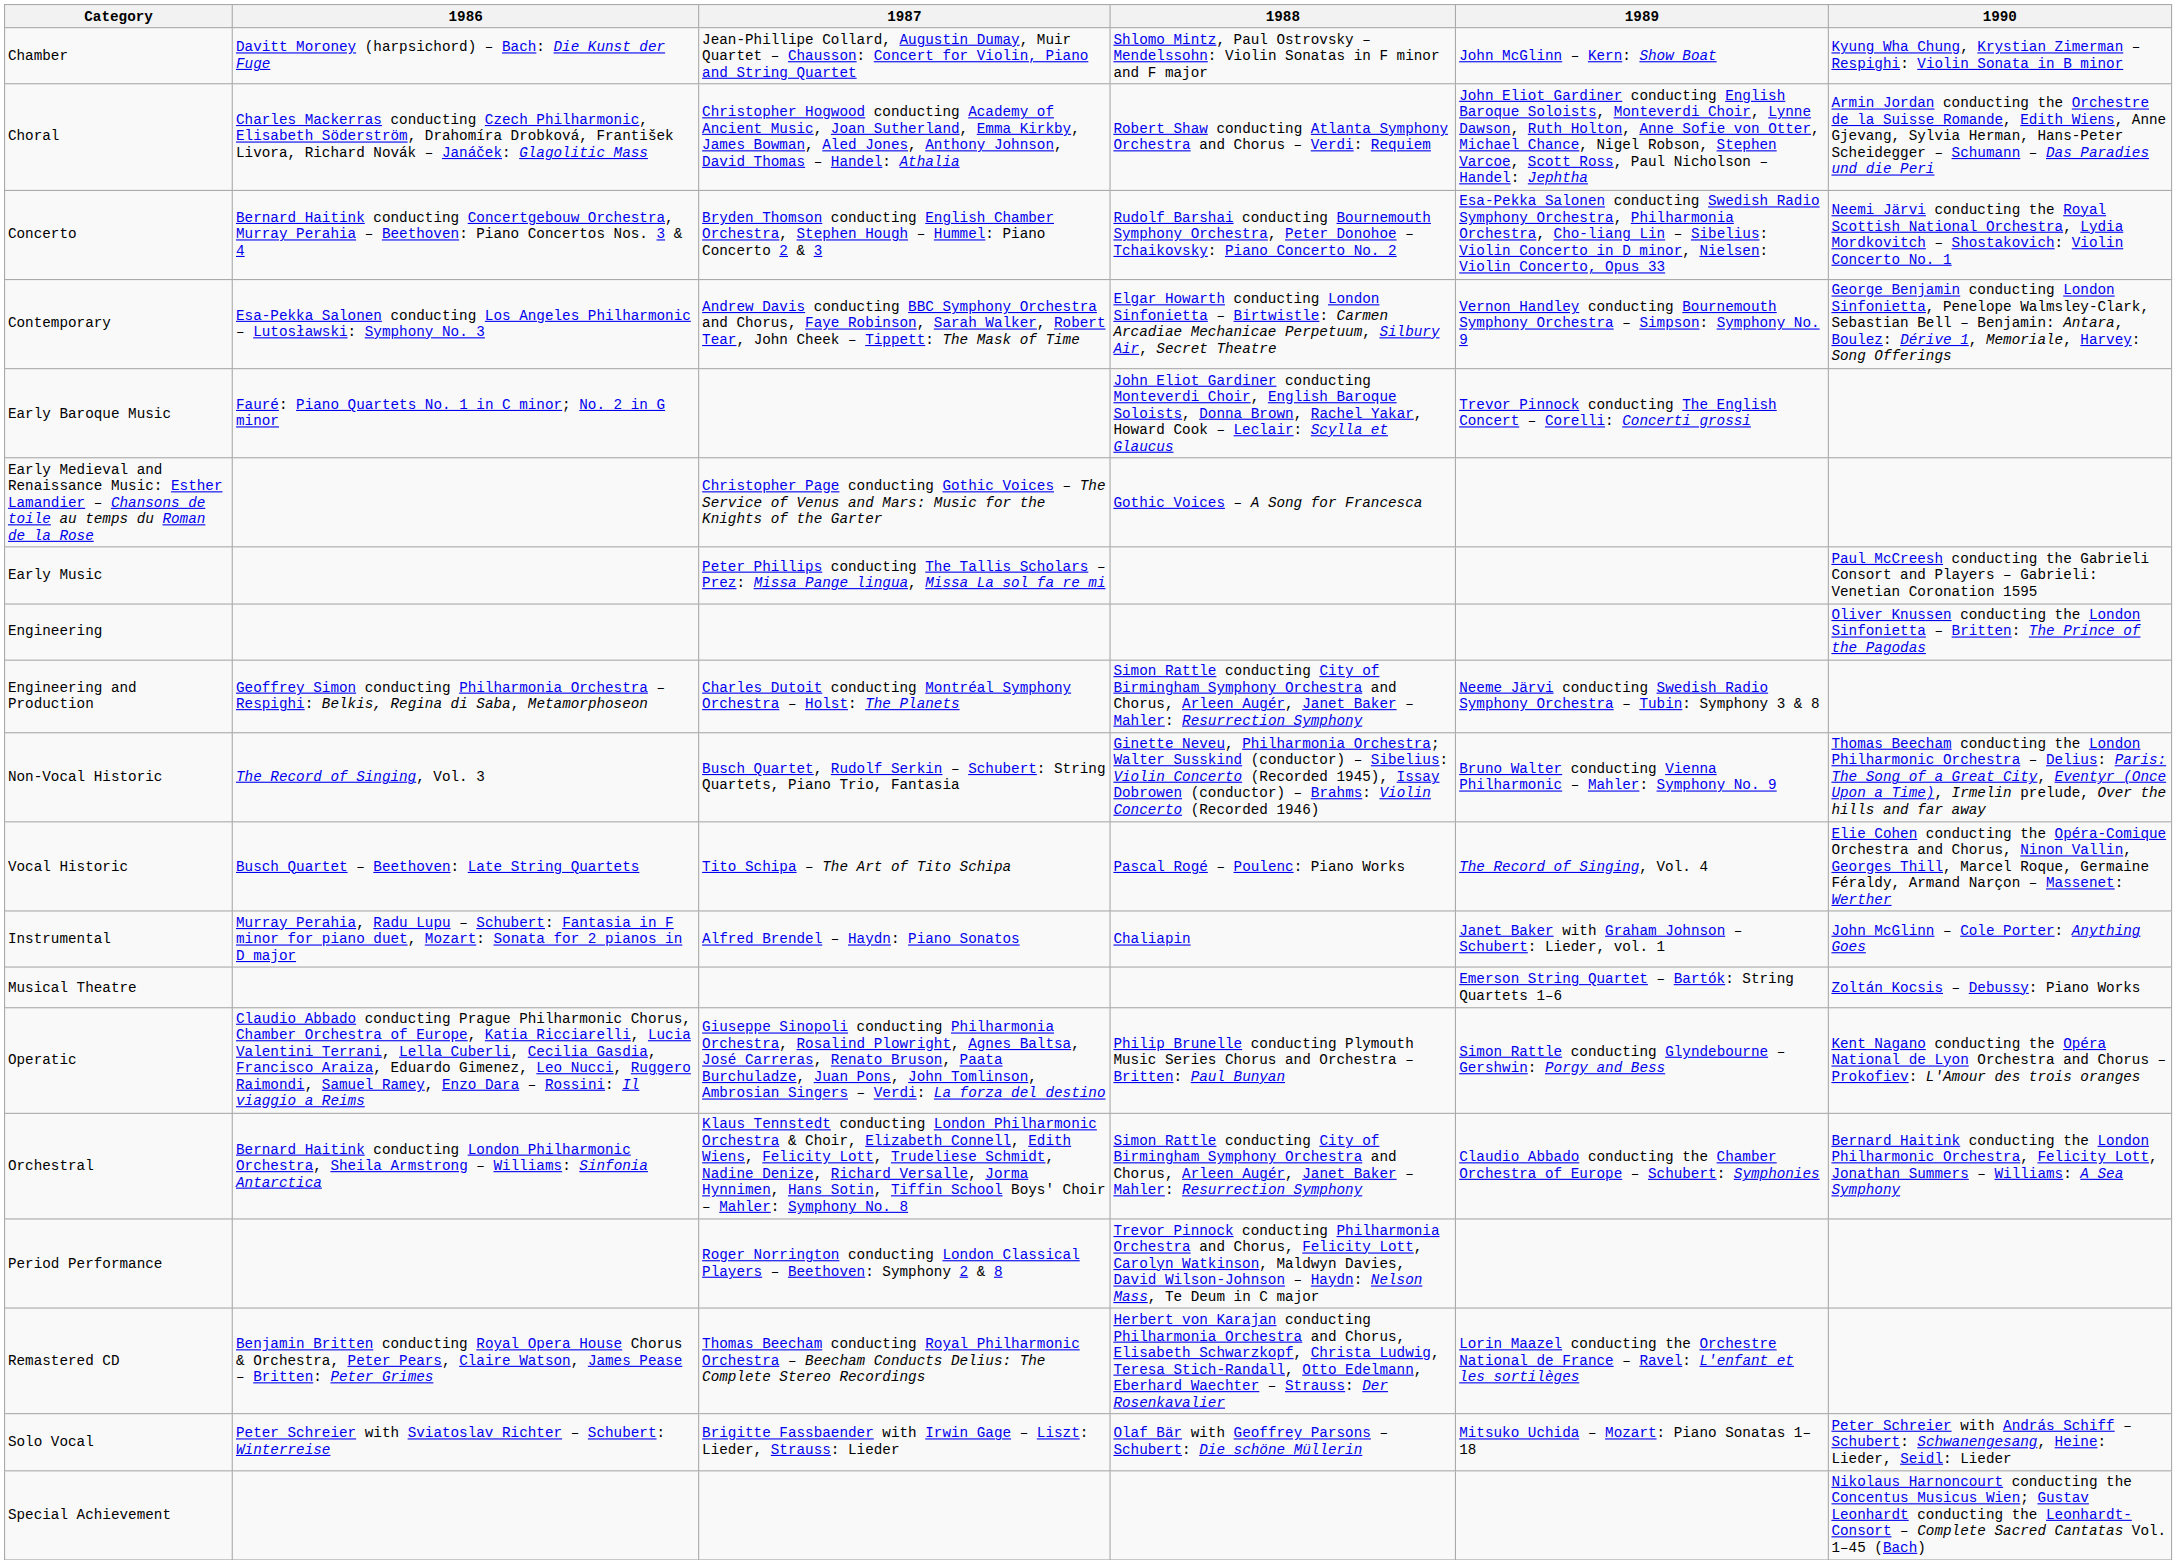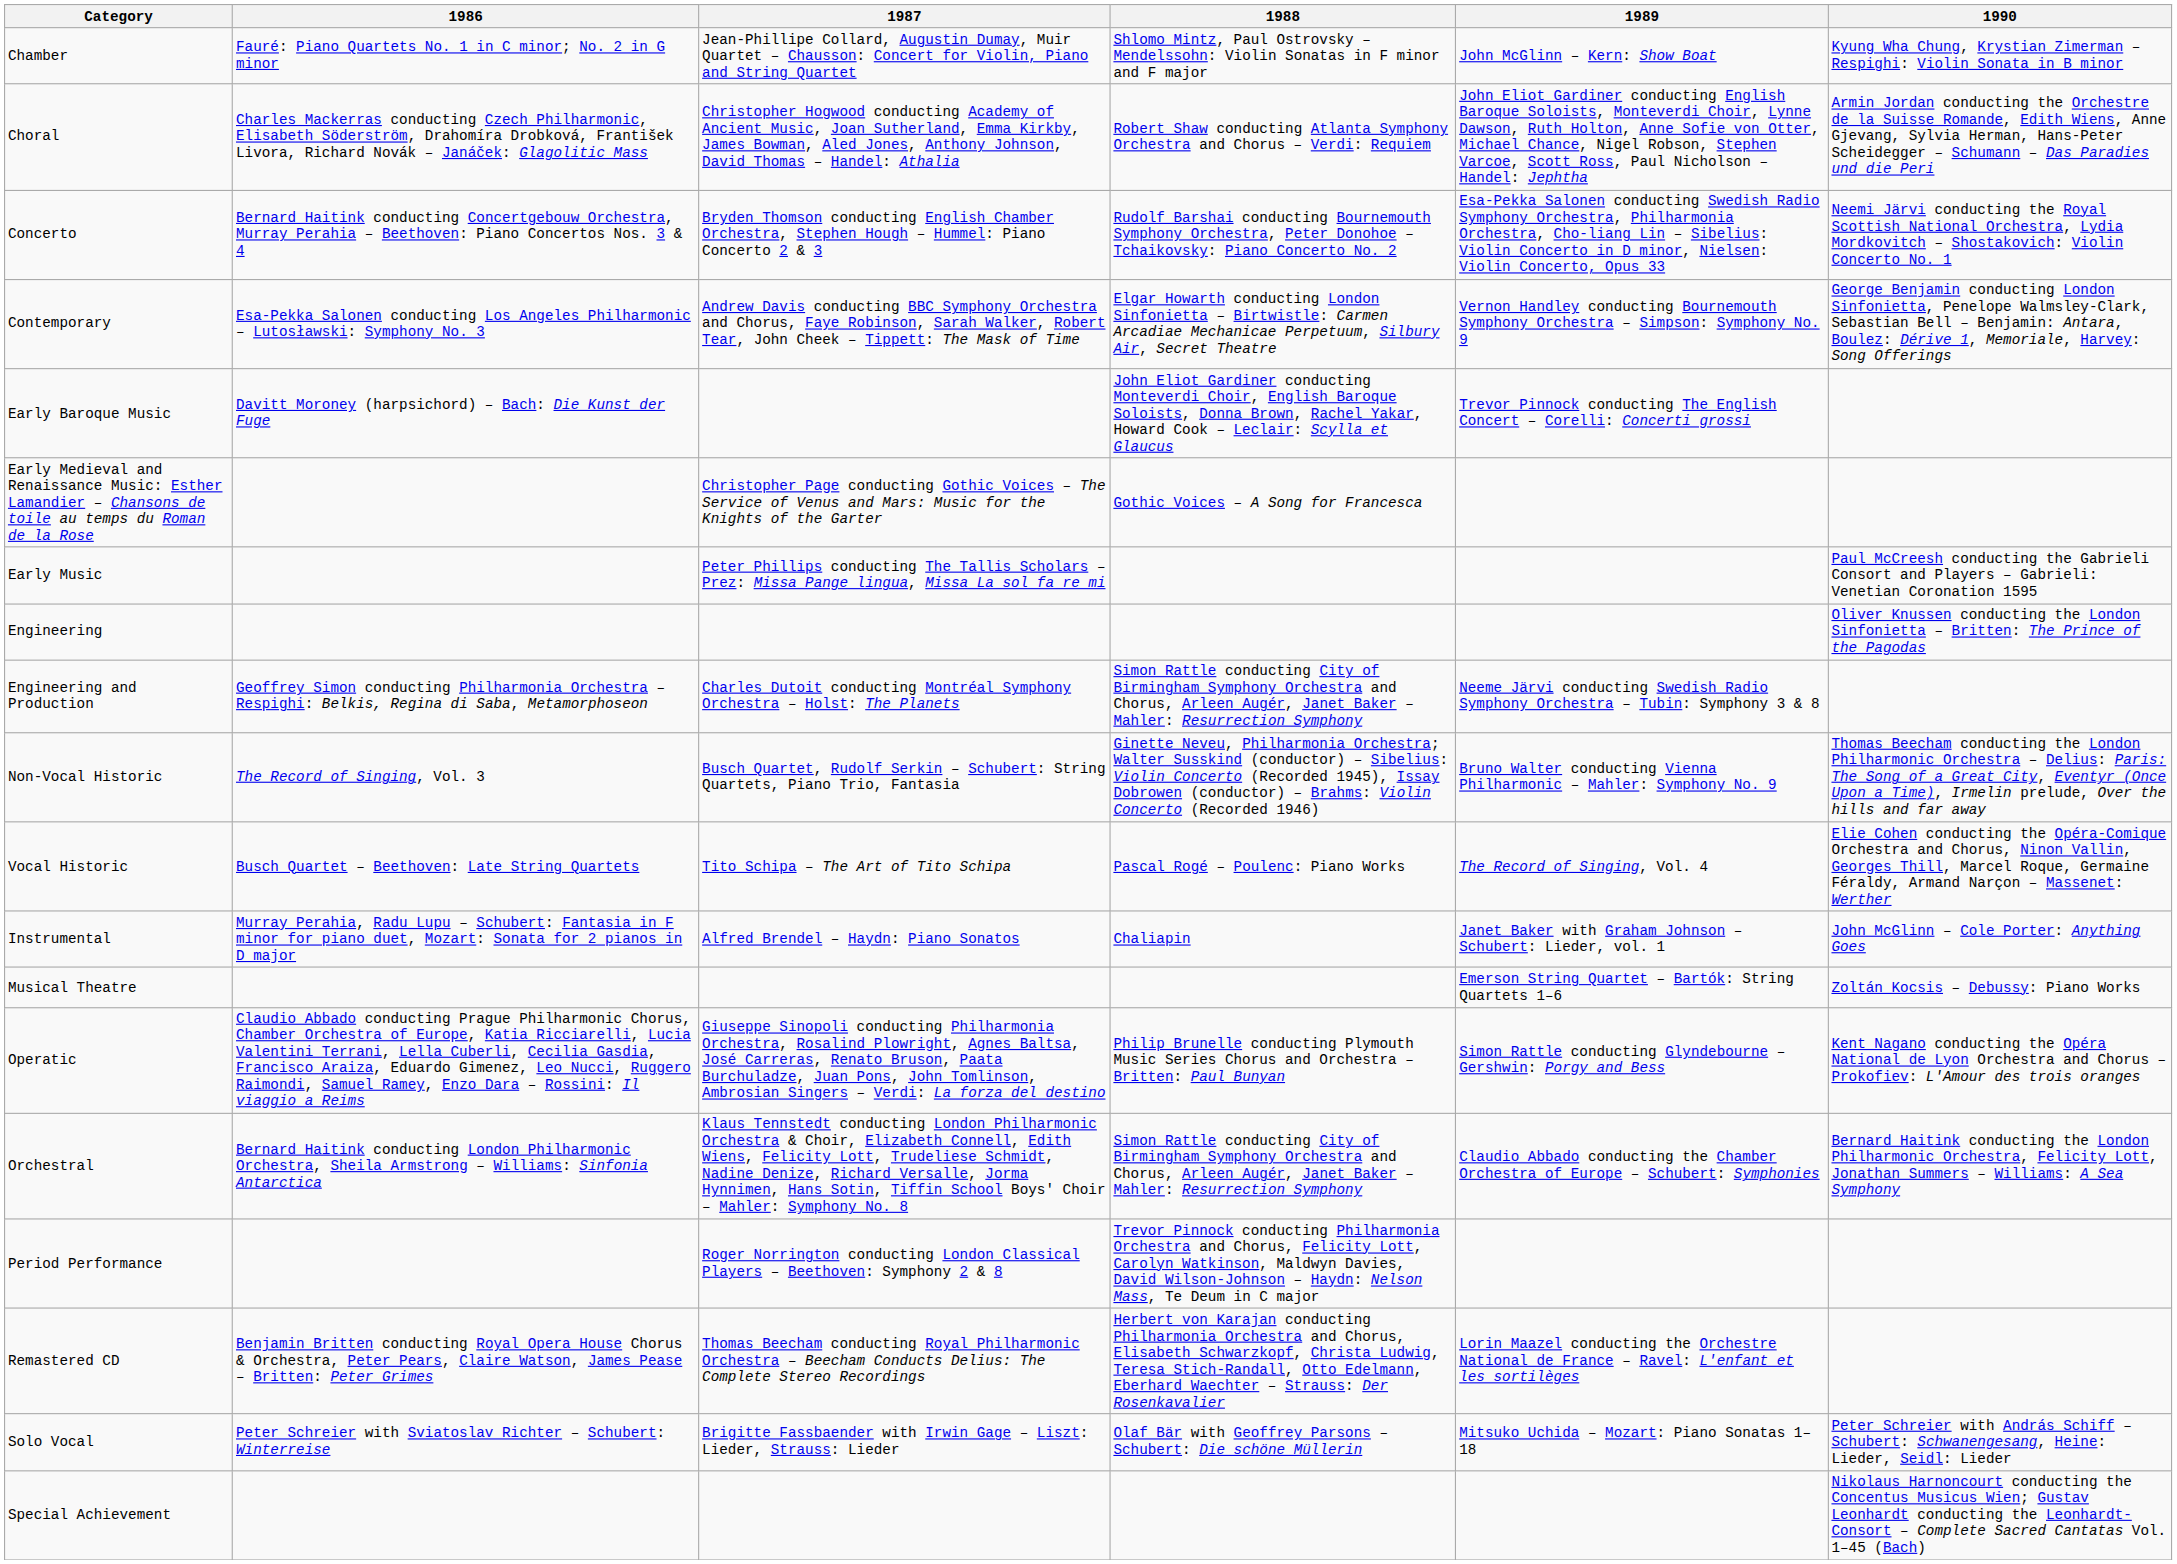(451, 56) Davitt Moroney (harpsichord) – Bach: Die Kunst der Fuge -> (451, 56) Fauré: Piano Quartets No. 1 in C minor; No. 2 in G minor
(451, 413) Fauré: Piano Quartets No. 1 in C minor; No. 2 in G minor -> (451, 413) Davitt Moroney (harpsichord) – Bach: Die Kunst der Fuge
